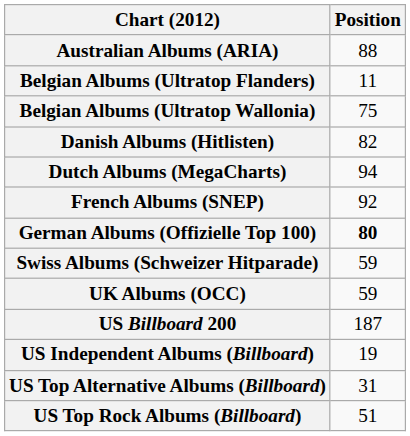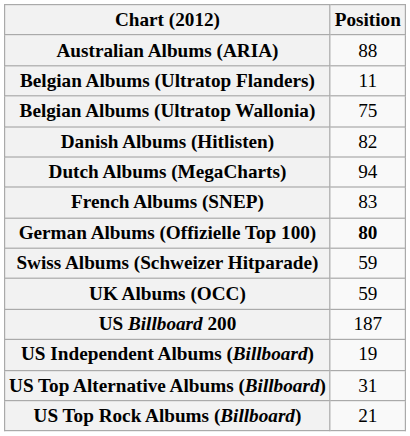(368, 202) 92 -> (368, 202) 83
(368, 415) 51 -> (368, 415) 21
